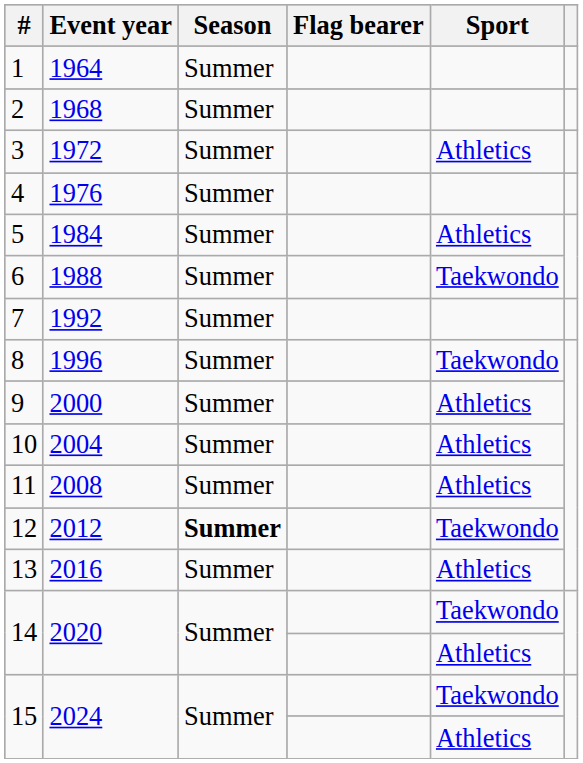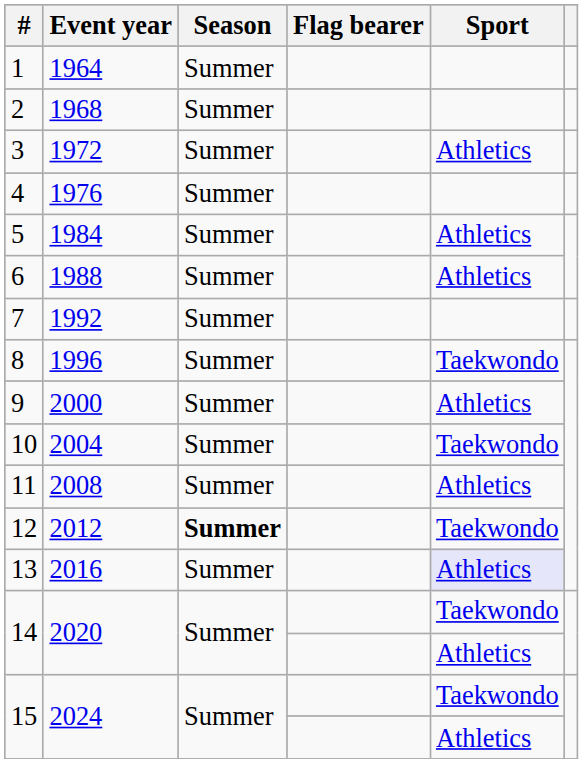(497, 276) Taekwondo -> (484, 276) Athletics
(484, 444) Athletics -> (497, 444) Taekwondo
(484, 569) no background -> (484, 569) lavender background
